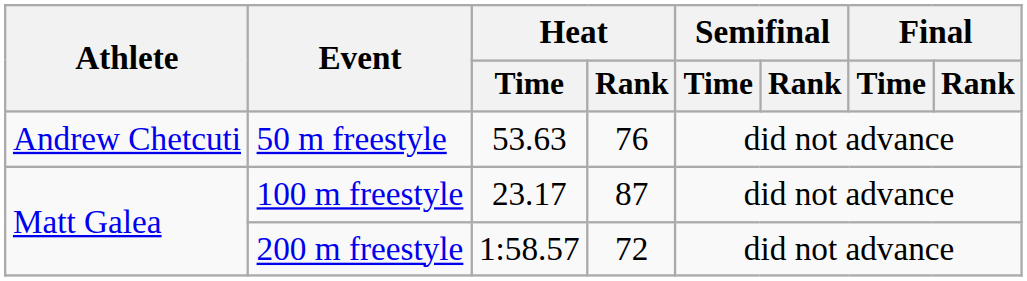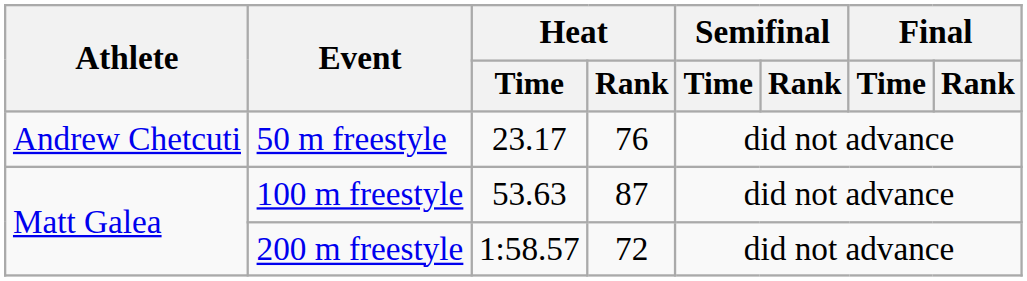(529, 139) 53.63 -> (529, 139) 23.17
(529, 193) 23.17 -> (529, 193) 53.63
